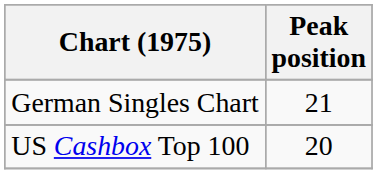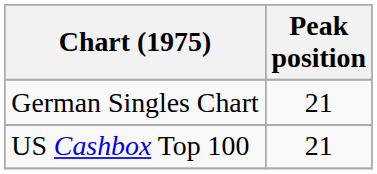(319, 146) 20 -> (319, 146) 21
